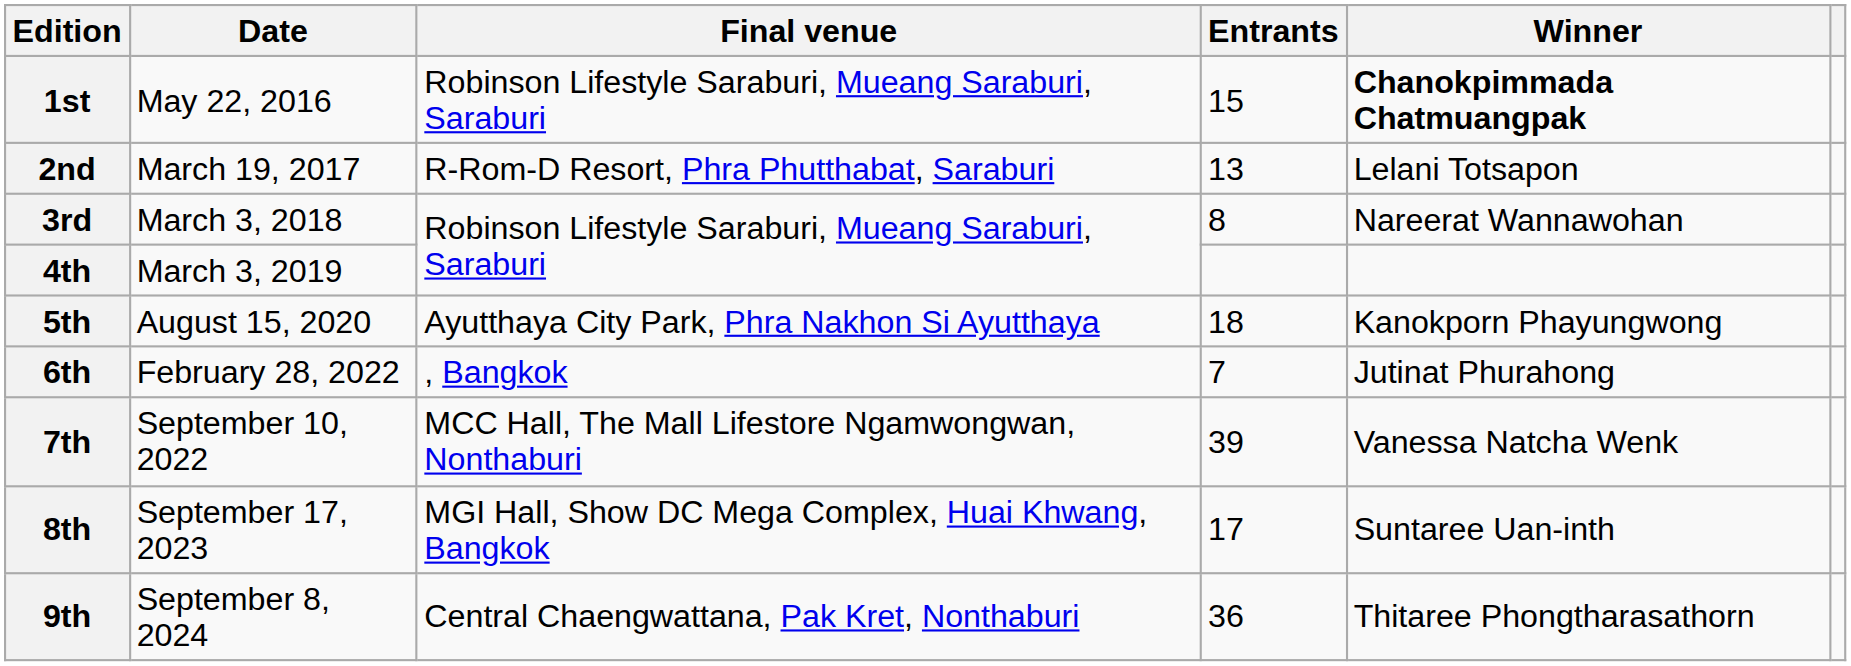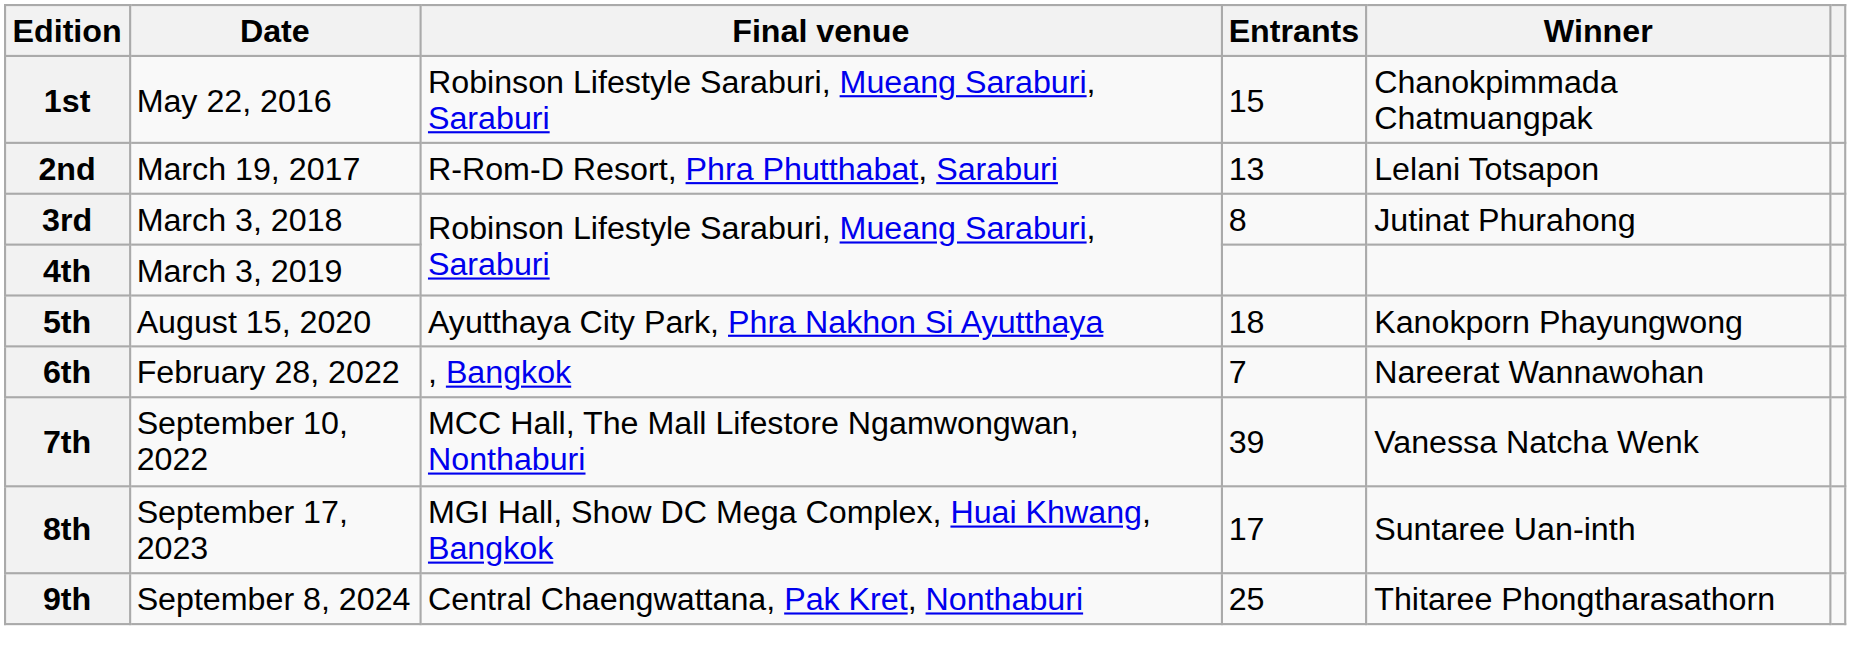(1483, 100) bold -> (1496, 100) normal
(1519, 220) Nareerat Wannawohan -> (1505, 220) Jutinat Phurahong
(1484, 373) Jutinat Phurahong -> (1539, 373) Nareerat Wannawohan
(1226, 616) 36 -> (1247, 598) 25
